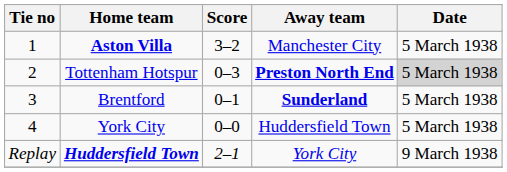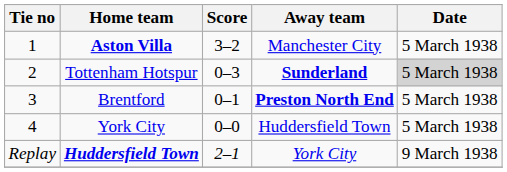(324, 72) Preston North End -> (324, 72) Sunderland
(324, 99) Sunderland -> (324, 99) Preston North End
